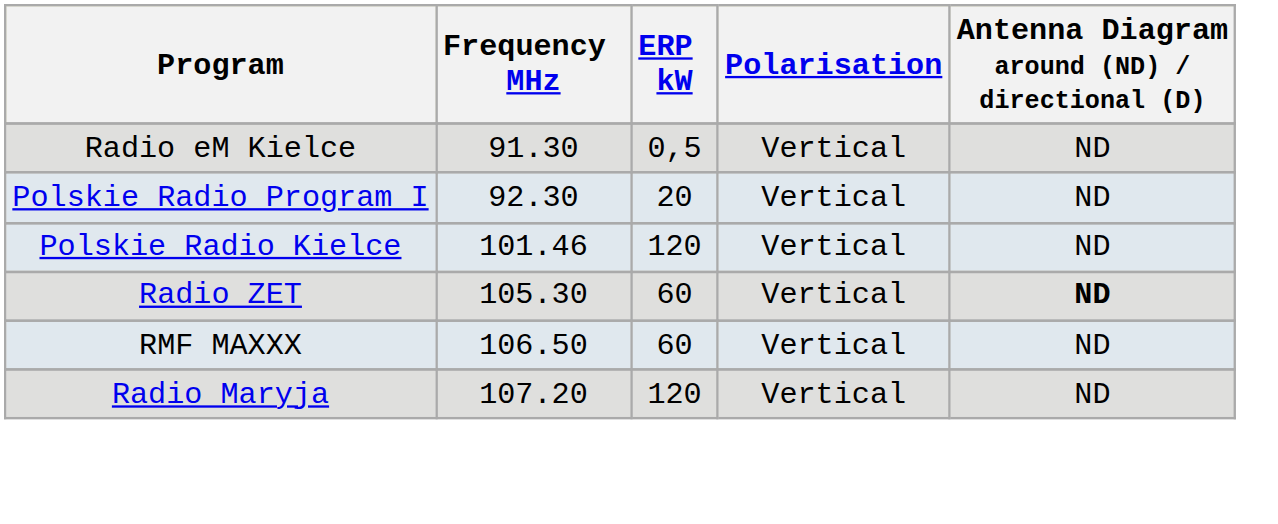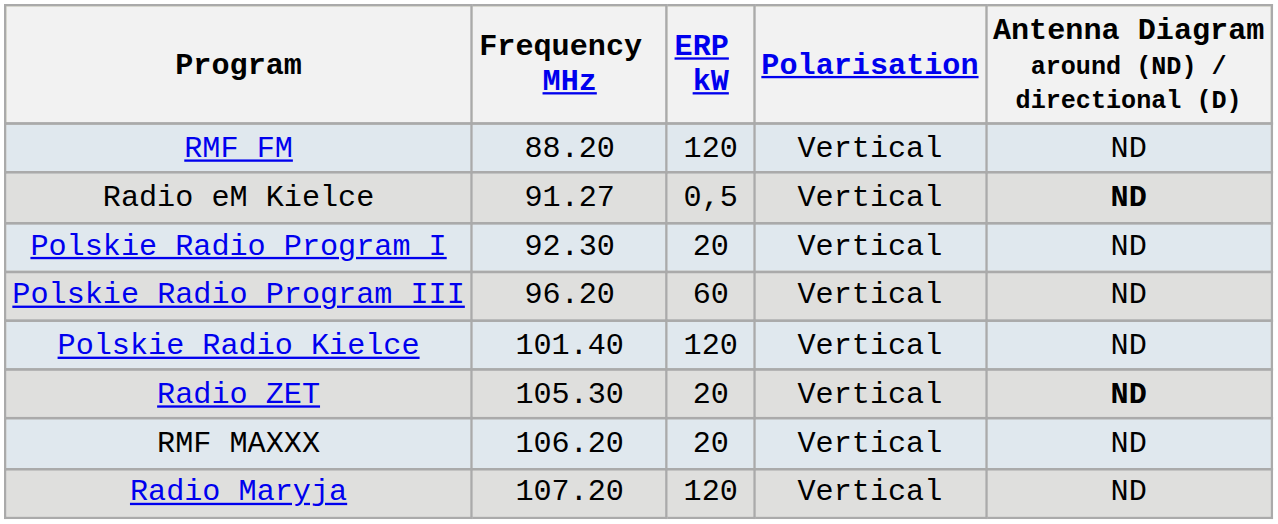+ row: (239, 148)
(533, 148) 91.30 -> (570, 198) 91.27
(1092, 148) normal -> (1129, 198) bold
+ row: (239, 296)
(533, 247) 101.46 -> (570, 345) 101.40
(675, 296) 60 -> (711, 394) 20
(533, 345) 106.50 -> (570, 443) 106.20
(675, 345) 60 -> (711, 443) 20
